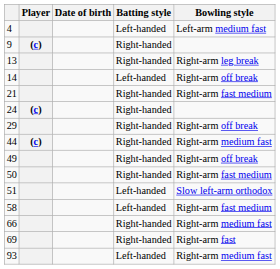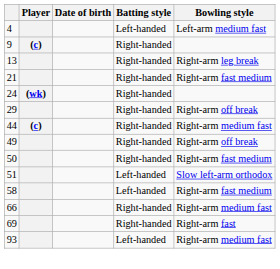- row: (12, 77)
(36, 110) (c) -> (36, 93) (wk)
